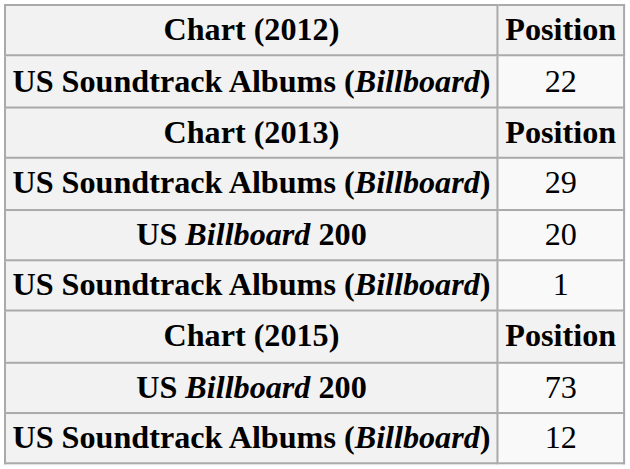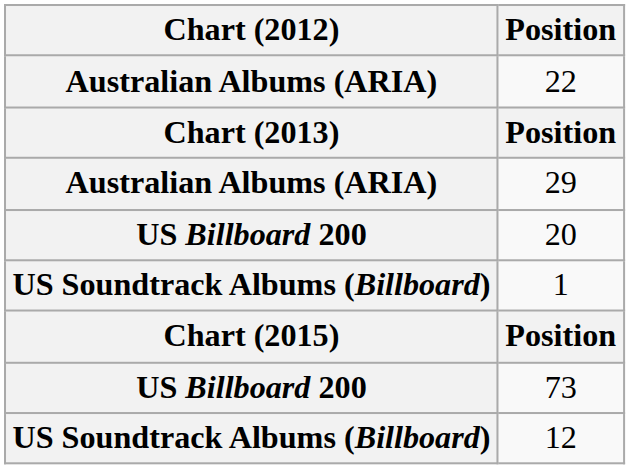(251, 81) US Soundtrack Albums (Billboard) -> (251, 81) Australian Albums (ARIA)
(251, 183) US Soundtrack Albums (Billboard) -> (251, 183) Australian Albums (ARIA)
